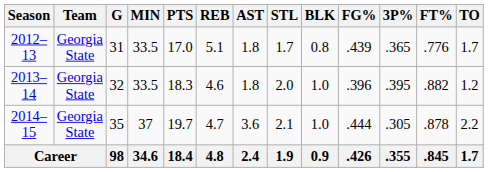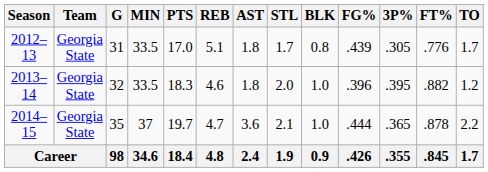(398, 46) .365 -> (398, 46) .305
(398, 124) .305 -> (398, 124) .365
